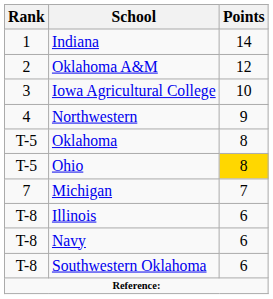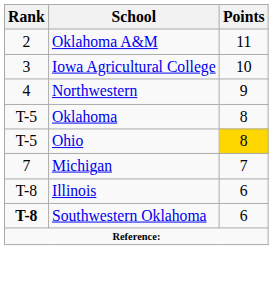- row: (75, 41)
(244, 66) 12 -> (244, 41) 11
- row: (69, 240)
(26, 265) normal -> (26, 215) bold
